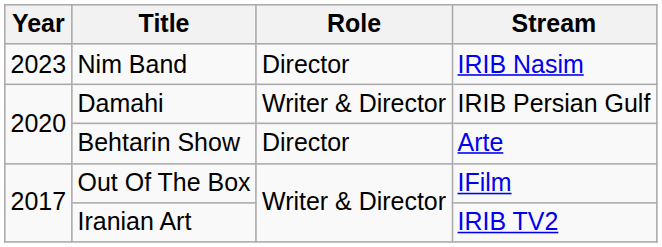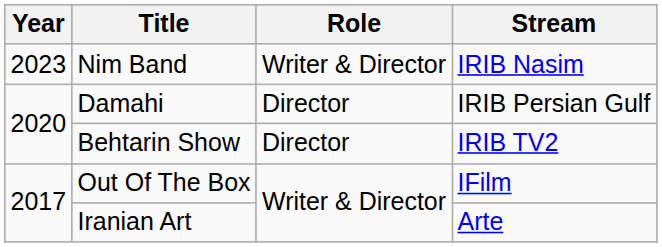(306, 63) Director -> (354, 63) Writer & Director
(354, 103) Writer & Director -> (306, 103) Director
(480, 143) Arte -> (508, 143) IRIB TV2
(508, 222) IRIB TV2 -> (480, 222) Arte
